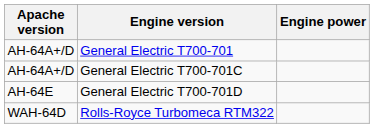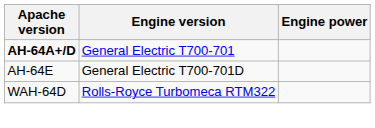(41, 50) normal -> (42, 50) bold
- row: (161, 71)
